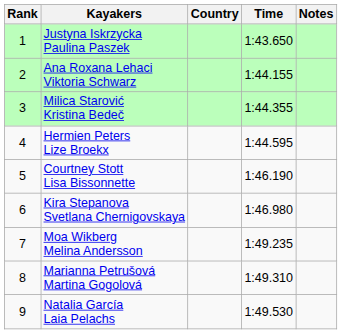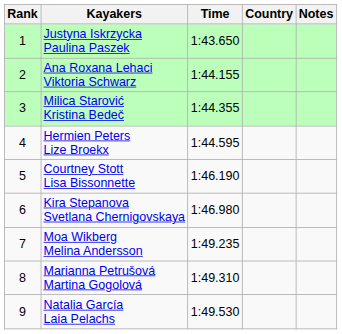columns swapped: (215, 14) <-> (269, 14)
